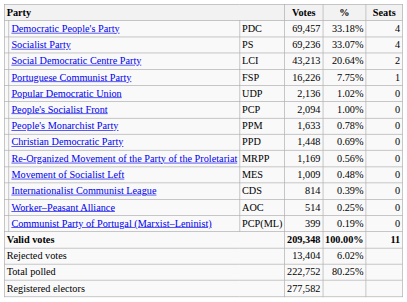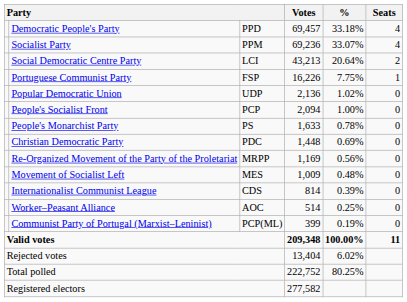(252, 28) PDC -> (251, 28) PPD
(248, 45) PS -> (252, 45) PPM
(252, 126) PPM -> (248, 126) PS
(251, 142) PPD -> (252, 142) PDC
